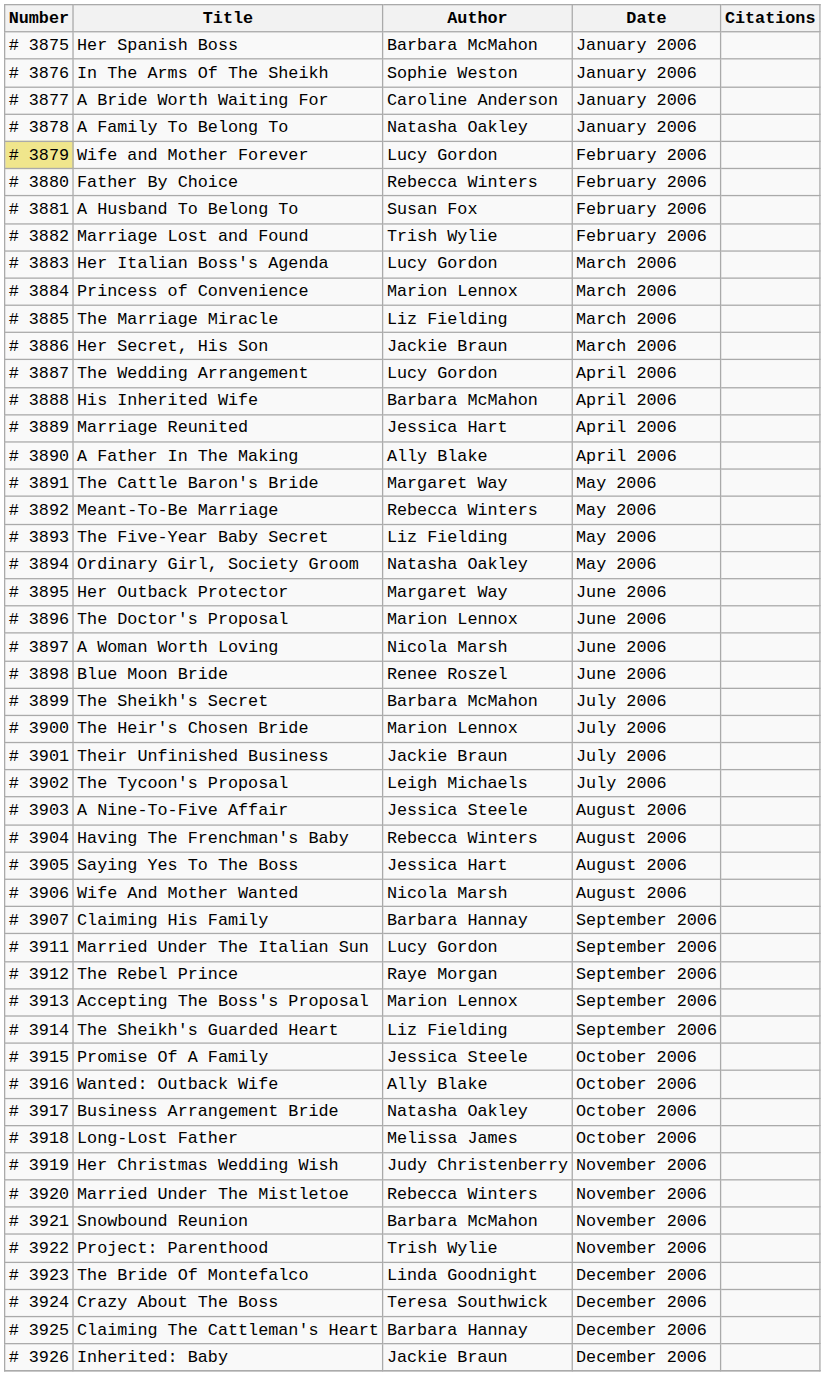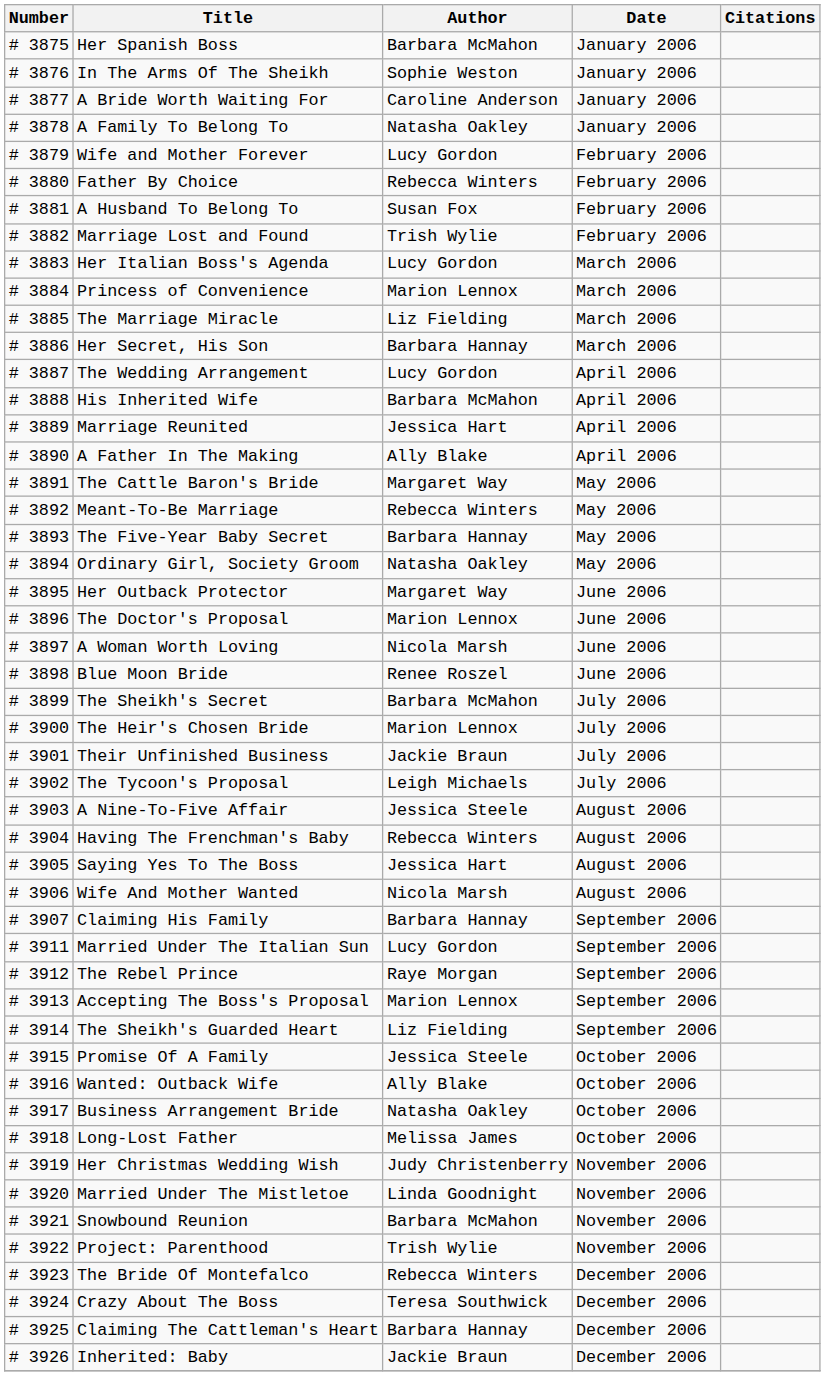(39, 155) khaki background -> (39, 155) no background
(447, 346) Jackie Braun -> (457, 346) Barbara Hannay
(447, 538) Liz Fielding -> (457, 538) Barbara Hannay
(462, 1194) Rebecca Winters -> (462, 1194) Linda Goodnight
(462, 1276) Linda Goodnight -> (462, 1276) Rebecca Winters
